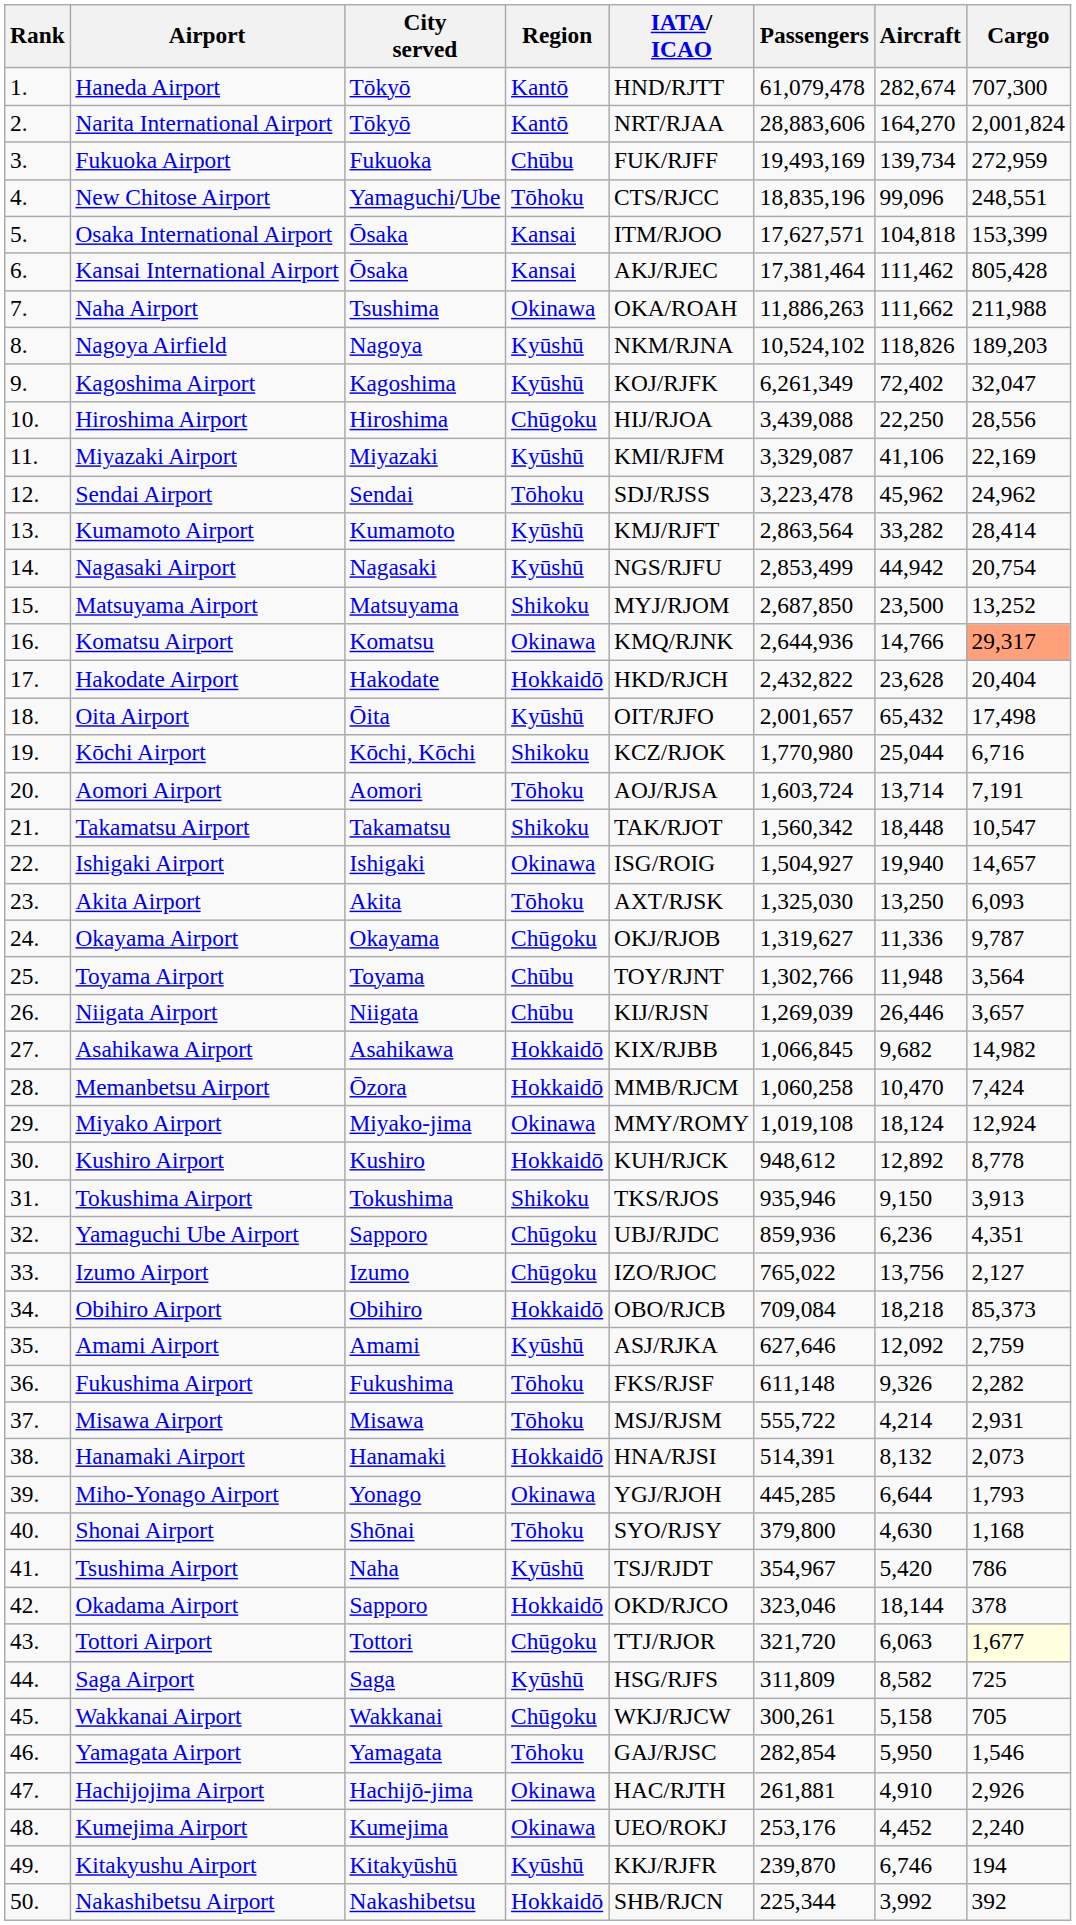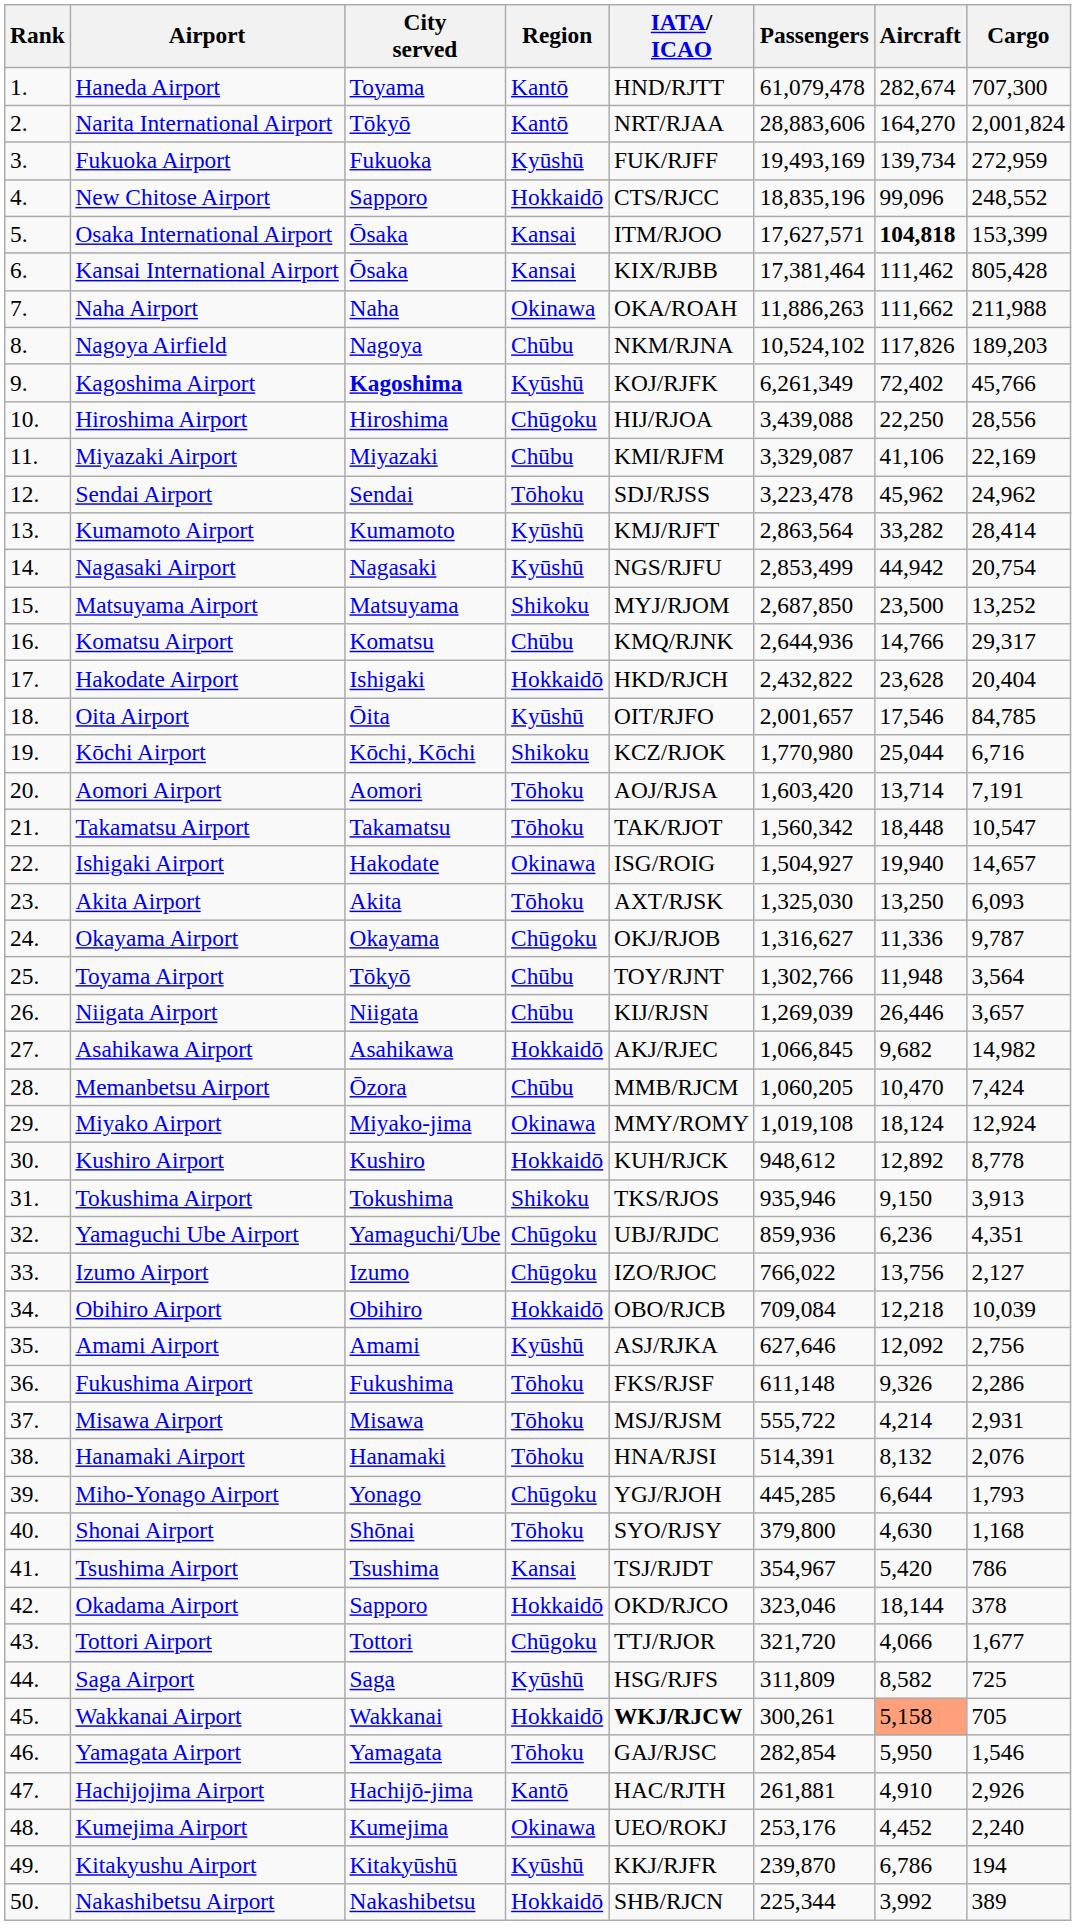(380, 86) Tōkyō -> (387, 86) Toyama
(542, 160) Chūbu -> (547, 160) Kyūshū
(425, 197) Yamaguchi/Ube -> (388, 197) Sapporo
(547, 197) Tōhoku -> (557, 197) Hokkaidō
(1010, 197) 248,551 -> (1010, 197) 248,552
(918, 234) normal -> (918, 234) bold
(666, 271) AKJ/RJEC -> (666, 271) KIX/RJBB
(394, 308) Tsushima -> (374, 308) Naha
(547, 345) Kyūshū -> (542, 345) Chūbu
(917, 345) 118,826 -> (917, 345) 117,826
(403, 382) normal -> (406, 382) bold
(1004, 382) 32,047 -> (1004, 382) 45,766
(547, 456) Kyūshū -> (542, 456) Chūbu
(553, 642) Okinawa -> (542, 642) Chūbu
(1004, 642) lightsalmon background -> (1004, 642) no background
(394, 679) Hakodate -> (387, 679) Ishigaki
(912, 716) 65,432 -> (912, 716) 17,546
(1004, 716) 17,498 -> (1004, 716) 84,785
(806, 790) 1,603,724 -> (806, 790) 1,603,420
(550, 827) Shikoku -> (547, 827) Tōhoku
(387, 864) Ishigaki -> (394, 864) Hakodate
(806, 938) 1,319,627 -> (806, 938) 1,316,627
(387, 975) Toyama -> (380, 975) Tōkyō
(666, 1049) KIX/RJBB -> (666, 1049) AKJ/RJEC
(557, 1086) Hokkaidō -> (542, 1086) Chūbu
(806, 1086) 1,060,258 -> (806, 1086) 1,060,205
(388, 1234) Sapporo -> (425, 1234) Yamaguchi/Ube
(798, 1271) 765,022 -> (798, 1271) 766,022
(912, 1308) 18,218 -> (912, 1308) 12,218
(1004, 1308) 85,373 -> (1004, 1308) 10,039
(998, 1345) 2,759 -> (998, 1345) 2,756
(998, 1383) 2,282 -> (998, 1383) 2,286
(557, 1457) Hokkaidō -> (547, 1457) Tōhoku
(998, 1457) 2,073 -> (998, 1457) 2,076
(553, 1494) Okinawa -> (554, 1494) Chūgoku
(374, 1568) Naha -> (394, 1568) Tsushima
(547, 1568) Kyūshū -> (544, 1568) Kansai
(906, 1642) 6,063 -> (906, 1642) 4,066
(998, 1642) lightyellow background -> (998, 1642) no background
(554, 1716) Chūgoku -> (557, 1716) Hokkaidō
(672, 1716) normal -> (678, 1716) bold
(906, 1716) no background -> (906, 1716) lightsalmon background
(553, 1790) Okinawa -> (540, 1790) Kantō
(906, 1864) 6,746 -> (906, 1864) 6,786
(989, 1901) 392 -> (989, 1901) 389
